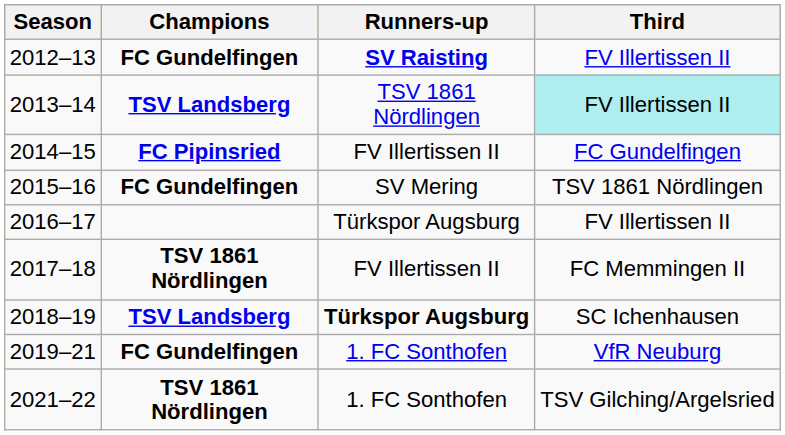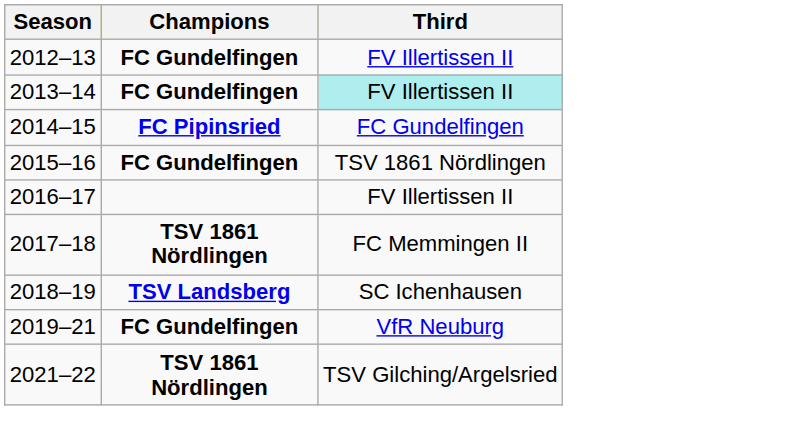- column: (427, 22)
(209, 104) TSV Landsberg -> (209, 92) FC Gundelfingen
